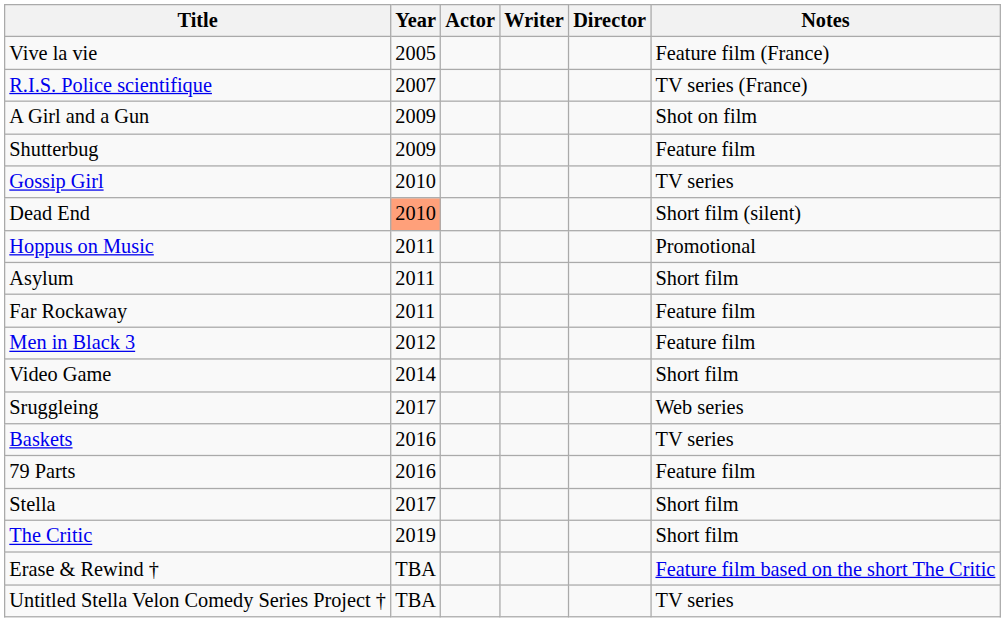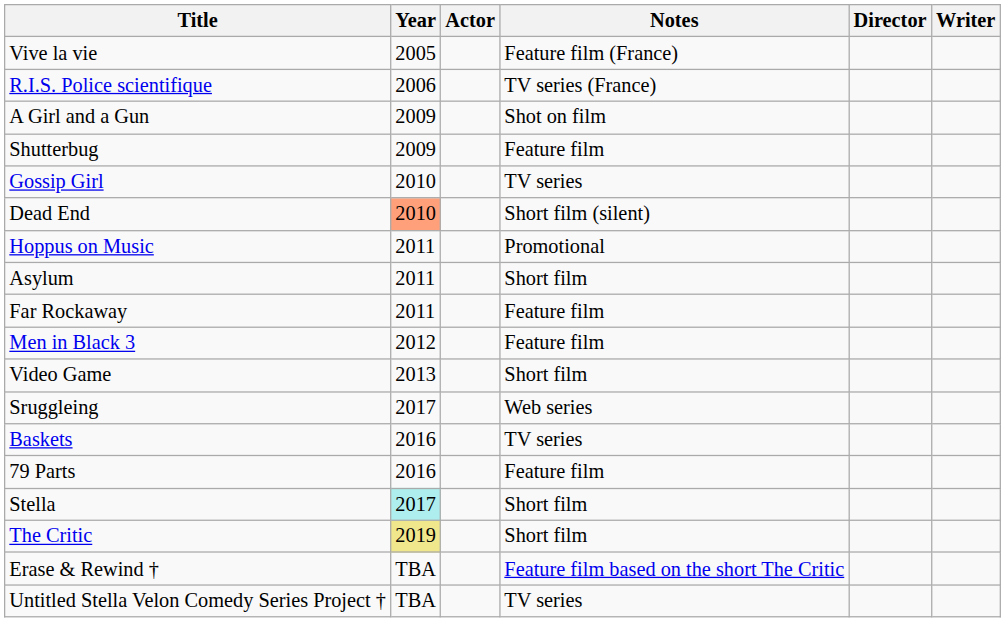columns swapped: (534, 20) <-> (825, 20)
(416, 85) 2007 -> (416, 85) 2006
(416, 375) 2014 -> (416, 375) 2013
(416, 504) no background -> (416, 504) paleturquoise background
(416, 536) no background -> (416, 536) khaki background
